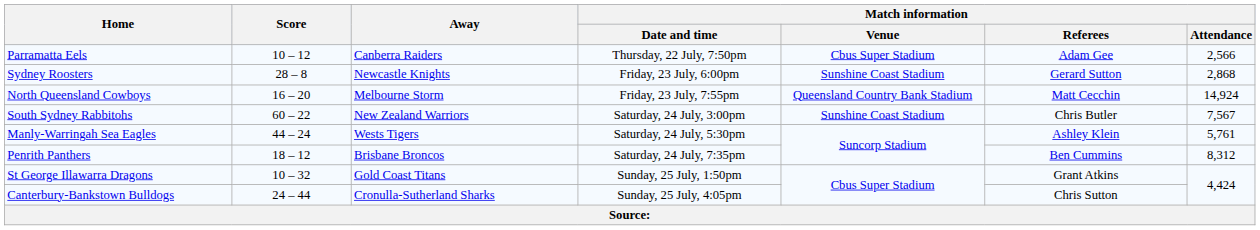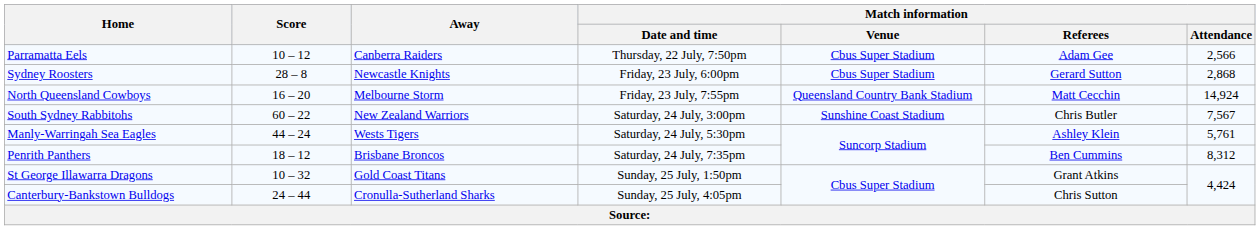(883, 74) Sunshine Coast Stadium -> (883, 74) Cbus Super Stadium
